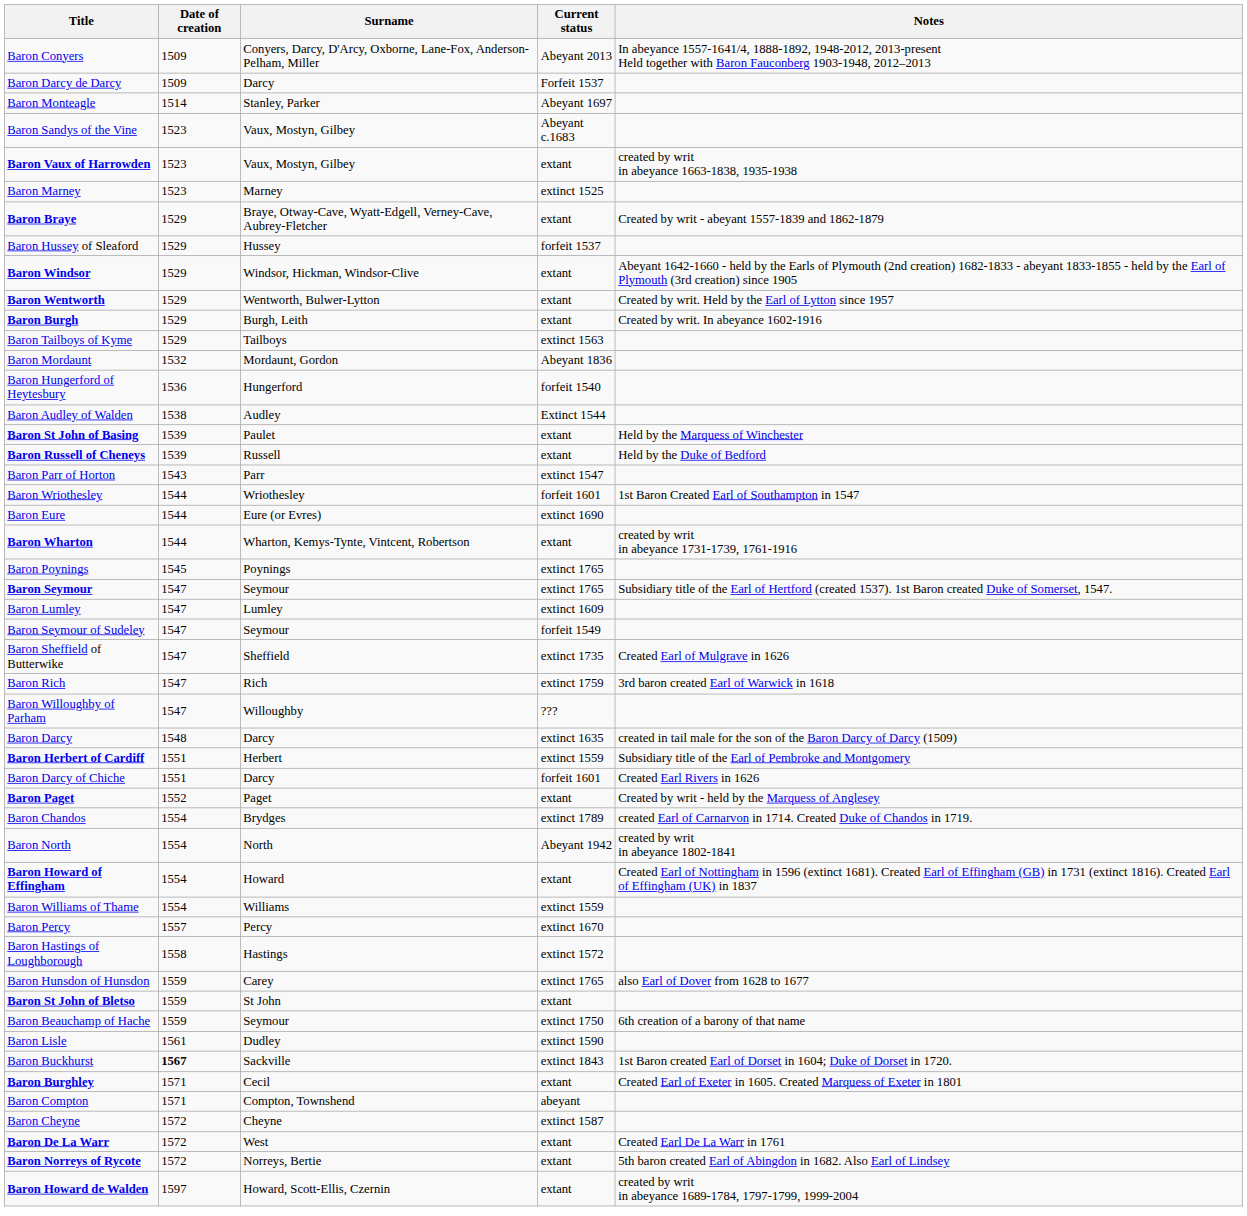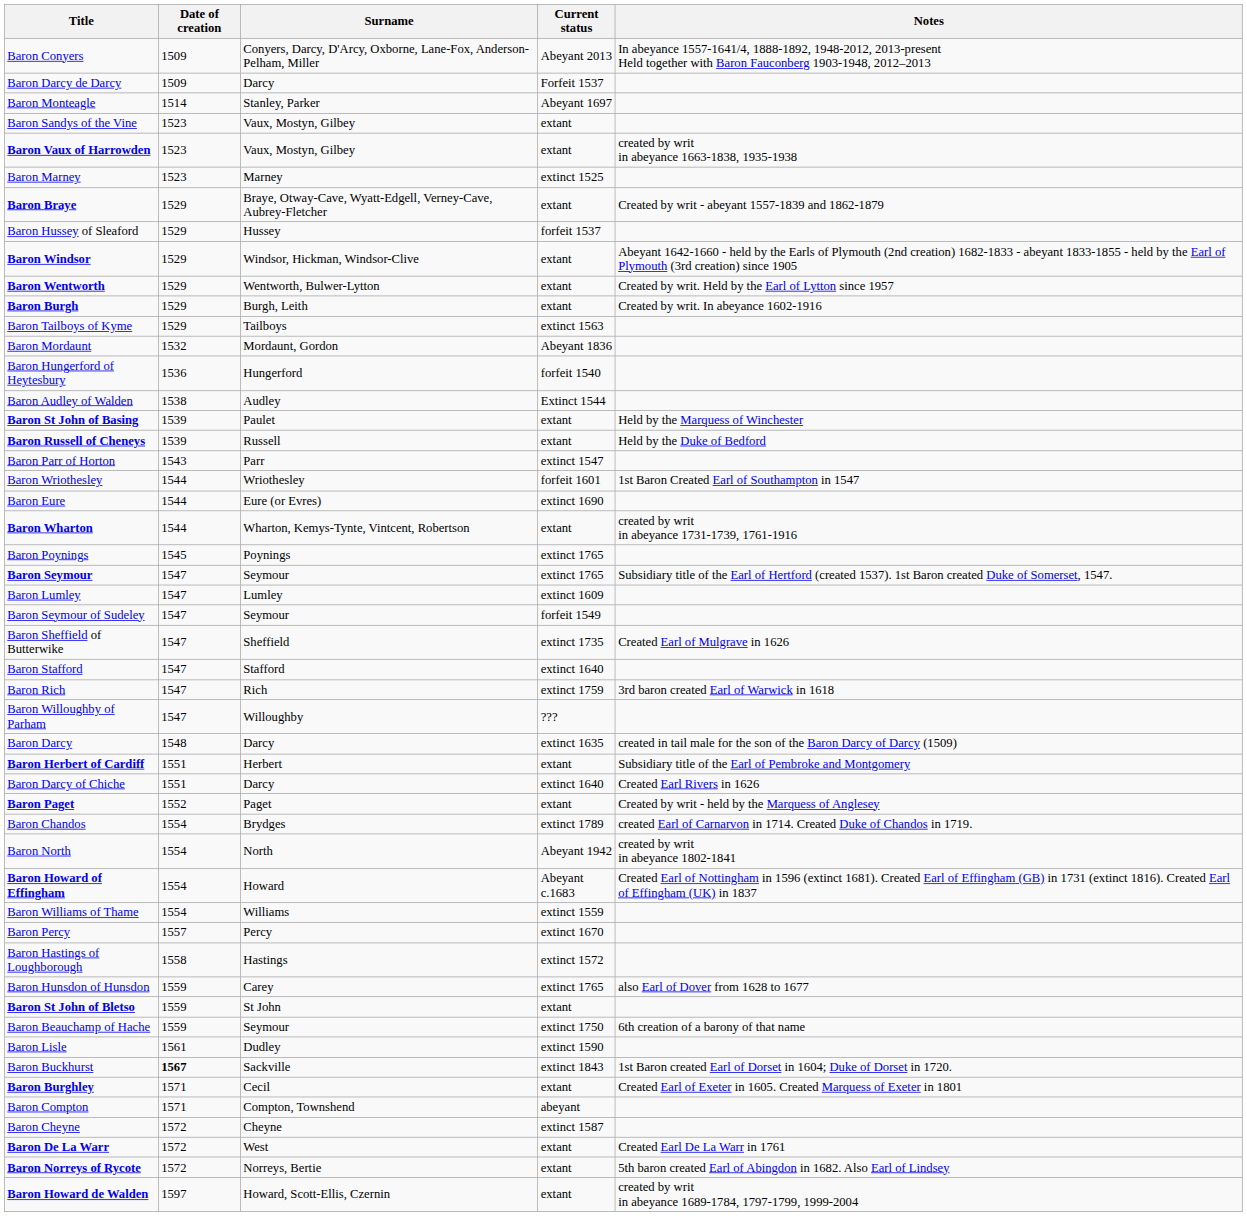(562, 130) Abeyant c.1683 -> (556, 123) extant
+ row: (45, 669)
(572, 758) extinct 1559 -> (556, 763) extant
(571, 778) forfeit 1601 -> (572, 783) extinct 1640
(556, 879) extant -> (562, 885) Abeyant c.1683
